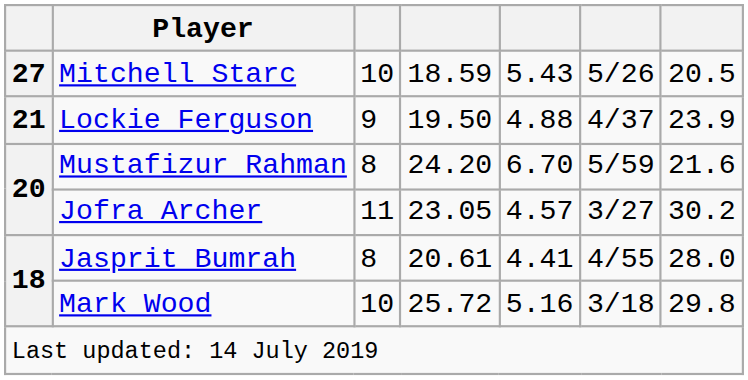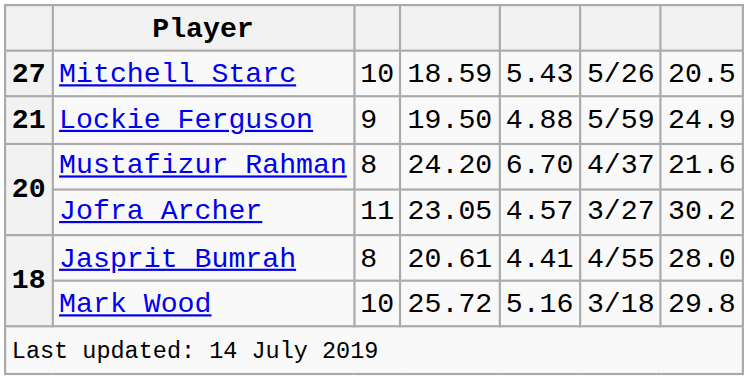(621, 120) 4/37 -> (621, 120) 5/59
(702, 120) 23.9 -> (702, 120) 24.9
(621, 166) 5/59 -> (621, 166) 4/37
